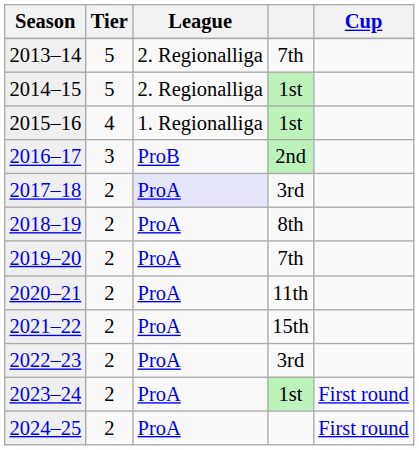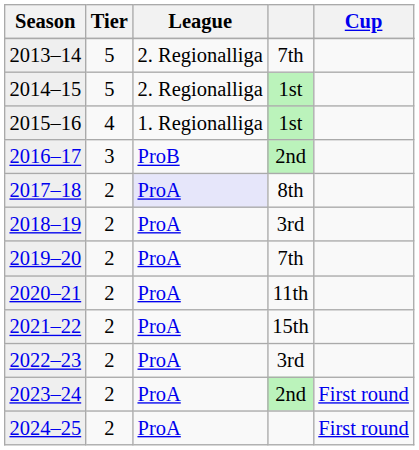(291, 190) 3rd -> (291, 190) 8th
(291, 224) 8th -> (291, 224) 3rd
(291, 393) 1st -> (291, 393) 2nd
